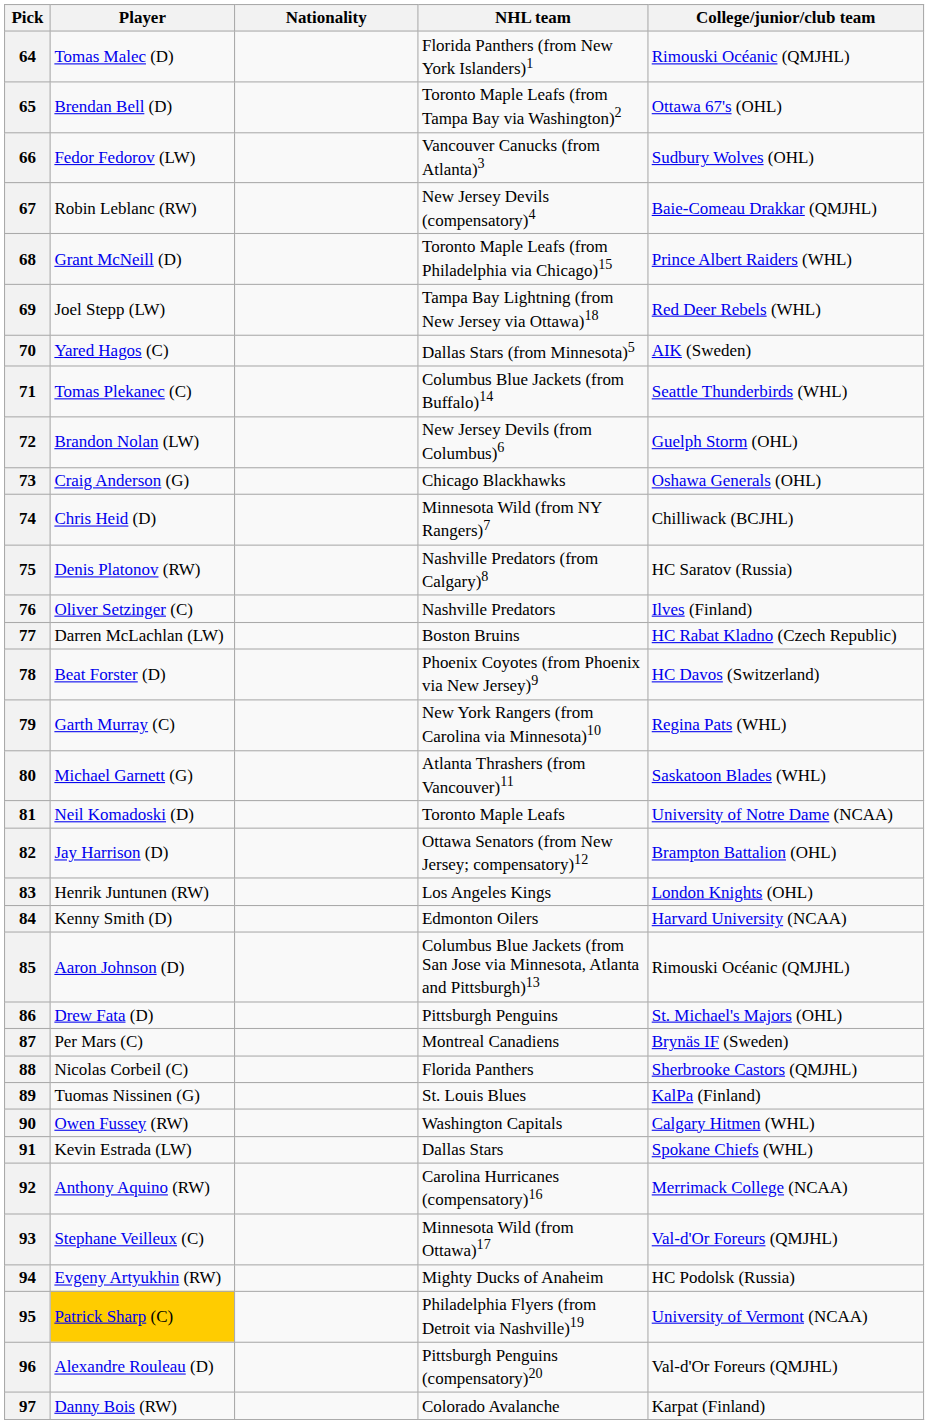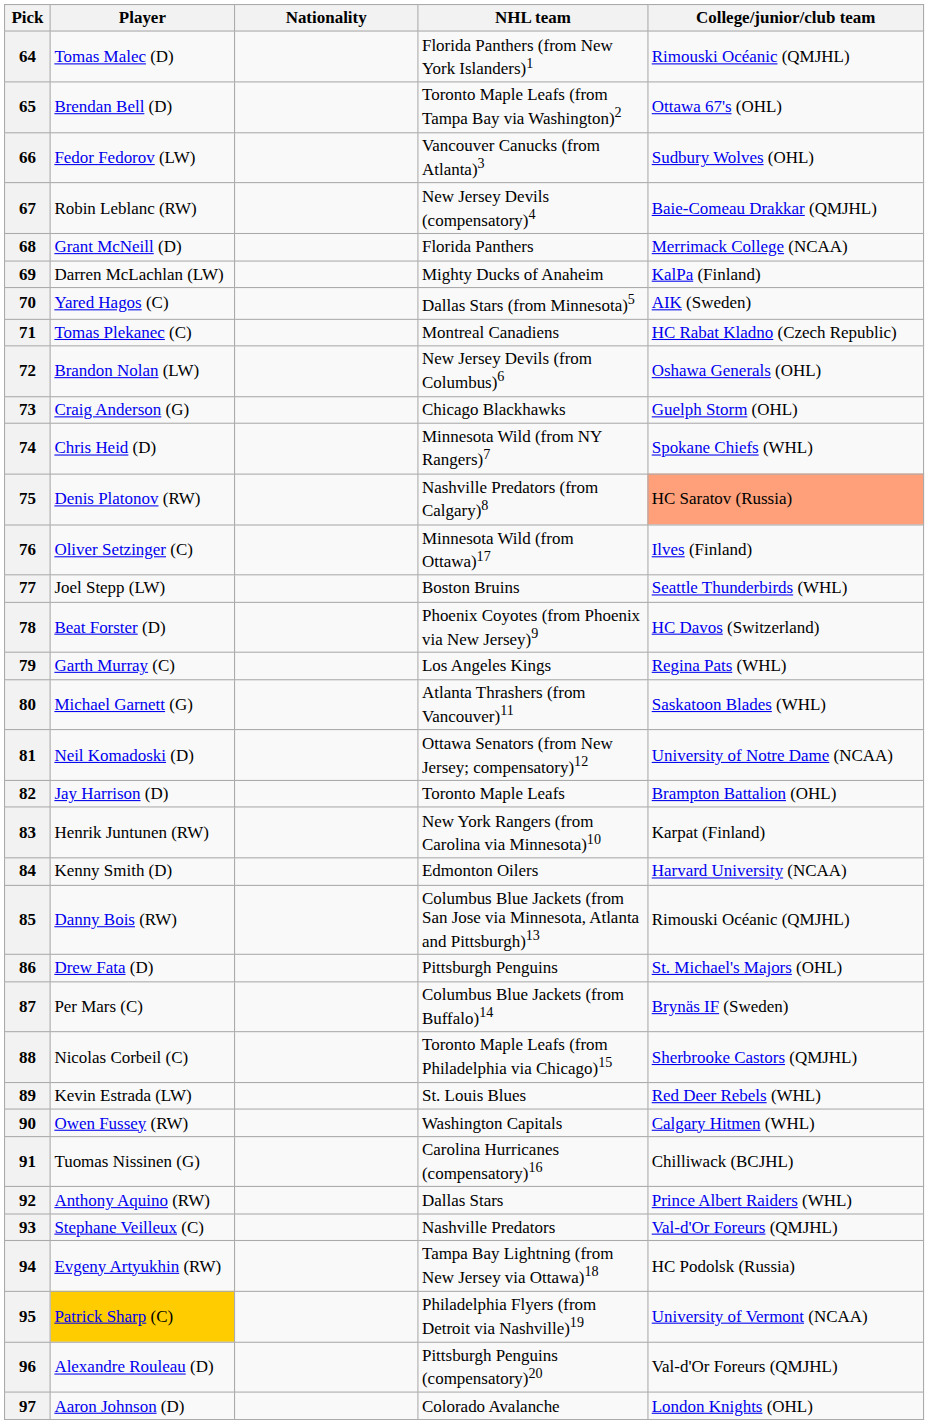(517, 258) Toronto Maple Leafs (from Philadelphia via Chicago)15 -> (478, 247) Florida Panthers
(752, 258) Prince Albert Raiders (WHL) -> (750, 247) Merrimack College (NCAA)
(110, 309) Joel Stepp (LW) -> (139, 274) Darren McLachlan (LW)
(518, 309) Tampa Bay Lightning (from New Jersey via Ottawa)18 -> (513, 274) Mighty Ducks of Anaheim
(736, 309) Red Deer Rebels (WHL) -> (706, 274) KalPa (Finland)
(523, 391) Columbus Blue Jackets (from Buffalo)14 -> (490, 332) Montreal Canadiens
(750, 391) Seattle Thunderbirds (WHL) -> (774, 332) HC Rabat Kladno (Czech Republic)
(725, 442) Guelph Storm (OHL) -> (737, 371) Oshawa Generals (OHL)
(737, 480) Oshawa Generals (OHL) -> (725, 409) Guelph Storm (OHL)
(723, 519) Chilliwack (BCJHL) -> (732, 448) Spokane Chiefs (WHL)
(722, 570) no background -> (722, 499) lightsalmon background
(489, 608) Nashville Predators -> (498, 549) Minnesota Wild (from Ottawa)17
(139, 635) Darren McLachlan (LW) -> (110, 588) Joel Stepp (LW)
(774, 635) HC Rabat Kladno (Czech Republic) -> (750, 588) Seattle Thunderbirds (WHL)
(511, 725) New York Rangers (from Carolina via Minnesota)10 -> (487, 665) Los Angeles Kings
(493, 814) Toronto Maple Leafs -> (517, 755) Ottawa Senators (from New Jersey; compensatory)12
(517, 853) Ottawa Senators (from New Jersey; compensatory)12 -> (493, 793) Toronto Maple Leafs
(487, 891) Los Angeles Kings -> (511, 832) New York Rangers (from Carolina via Minnesota)10
(732, 891) London Knights (OHL) -> (708, 832) Karpat (Finland)
(119, 966) Aaron Johnson (D) -> (116, 919) Danny Bois (RW)
(490, 1042) Montreal Canadiens -> (523, 1006) Columbus Blue Jackets (from Buffalo)14
(478, 1069) Florida Panthers -> (517, 1057) Toronto Maple Leafs (from Philadelphia via Chicago)15
(127, 1095) Tuomas Nissinen (G) -> (123, 1095) Kevin Estrada (LW)
(706, 1095) KalPa (Finland) -> (736, 1095) Red Deer Rebels (WHL)
(123, 1149) Kevin Estrada (LW) -> (127, 1161) Tuomas Nissinen (G)
(463, 1149) Dallas Stars -> (490, 1161) Carolina Hurricanes (compensatory)16
(732, 1149) Spokane Chiefs (WHL) -> (723, 1161) Chilliwack (BCJHL)
(490, 1188) Carolina Hurricanes (compensatory)16 -> (463, 1200) Dallas Stars
(750, 1188) Merrimack College (NCAA) -> (752, 1200) Prince Albert Raiders (WHL)
(498, 1239) Minnesota Wild (from Ottawa)17 -> (489, 1227) Nashville Predators
(513, 1277) Mighty Ducks of Anaheim -> (518, 1265) Tampa Bay Lightning (from New Jersey via Ottawa)18
(116, 1405) Danny Bois (RW) -> (119, 1405) Aaron Johnson (D)
(708, 1405) Karpat (Finland) -> (732, 1405) London Knights (OHL)
